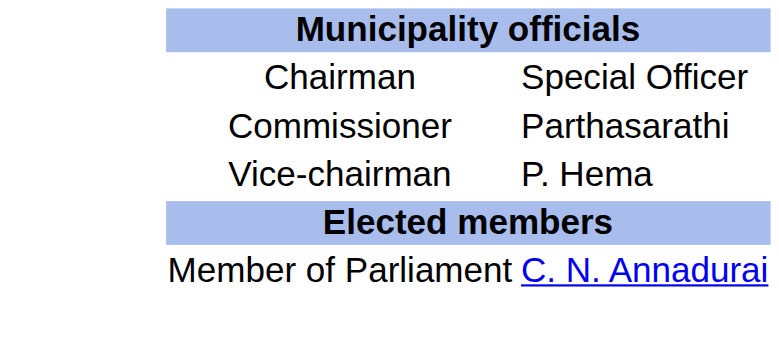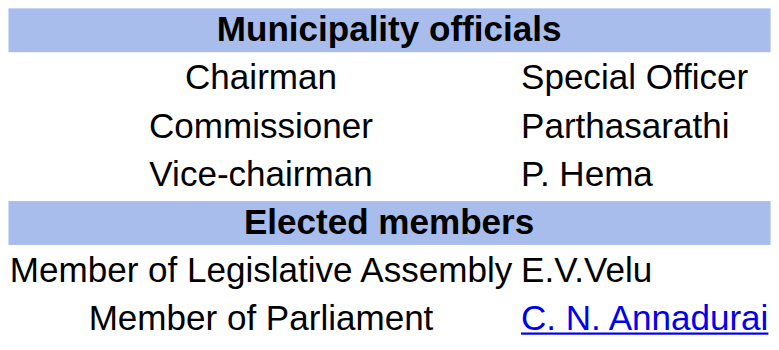+ row: (261, 270)
